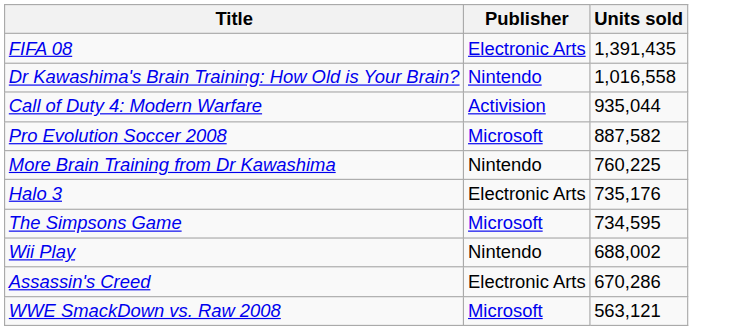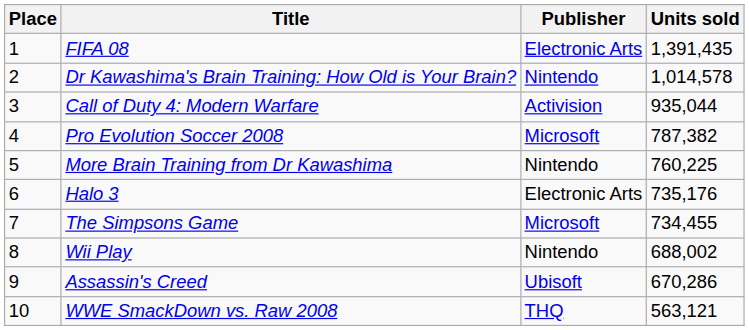+ column: (33, 19)
(635, 77) 1,016,558 -> (692, 77) 1,014,578
(627, 135) 887,582 -> (684, 135) 787,382
(627, 223) 734,595 -> (684, 223) 734,455
(527, 281) Electronic Arts -> (553, 281) Ubisoft
(505, 310) Microsoft -> (544, 310) THQ
